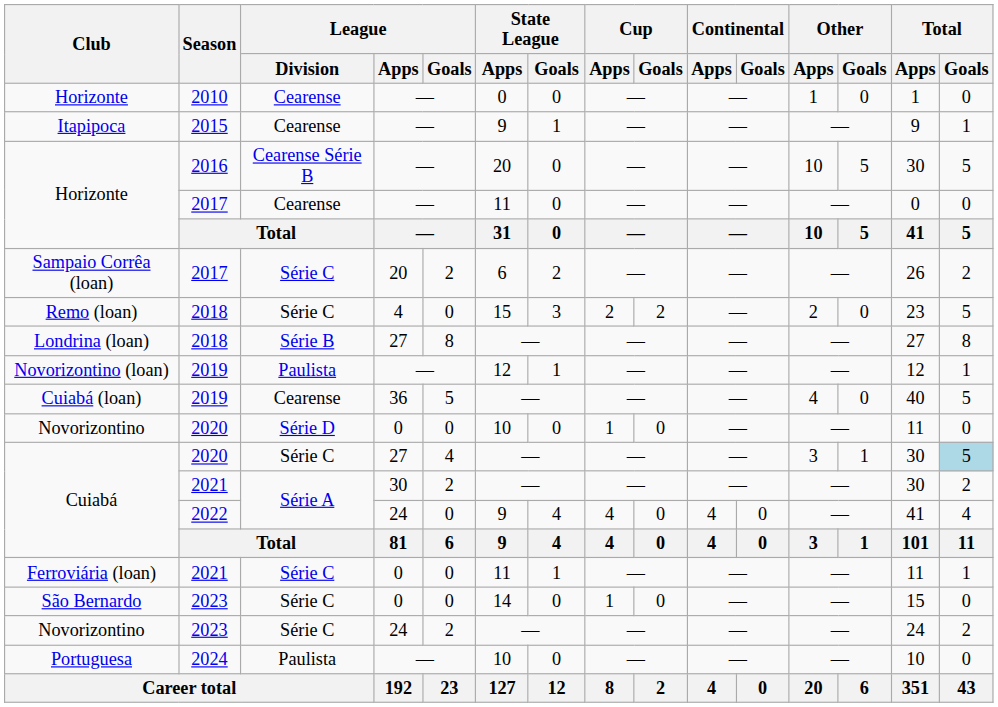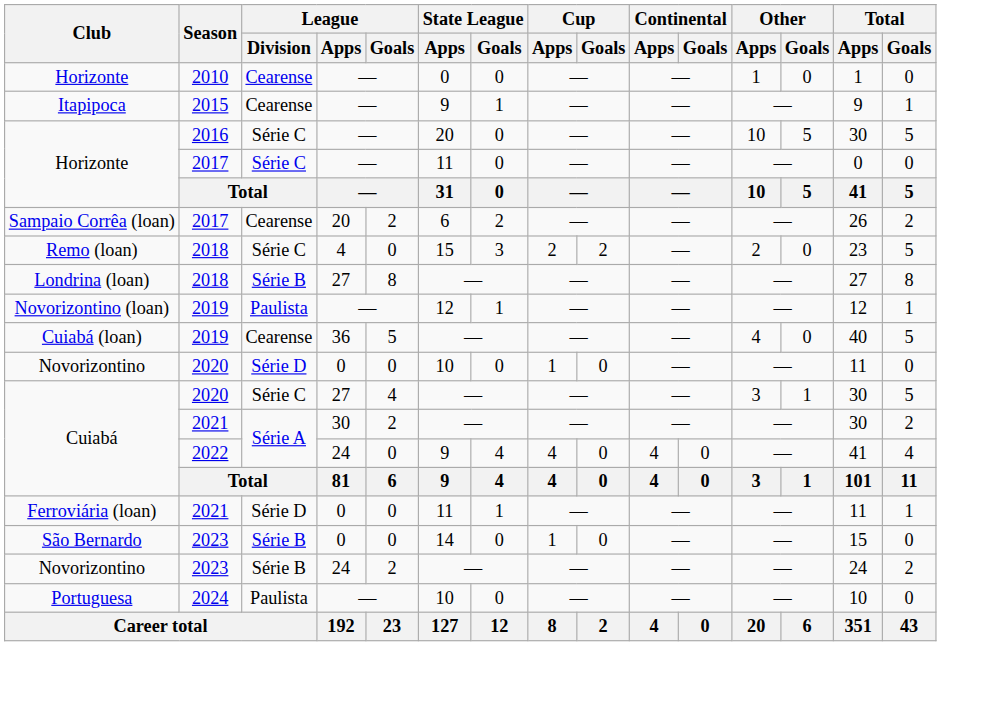(307, 165) Cearense Série B -> (279, 134) Série C
(307, 204) Cearense -> (279, 163) Série C
(307, 272) Série C -> (279, 221) Cearense
(966, 456) lightblue background -> (909, 395) no background
(307, 572) Série C -> (279, 510) Série D
(307, 601) Série C -> (279, 539) Série B
(307, 630) Série C -> (279, 568) Série B
